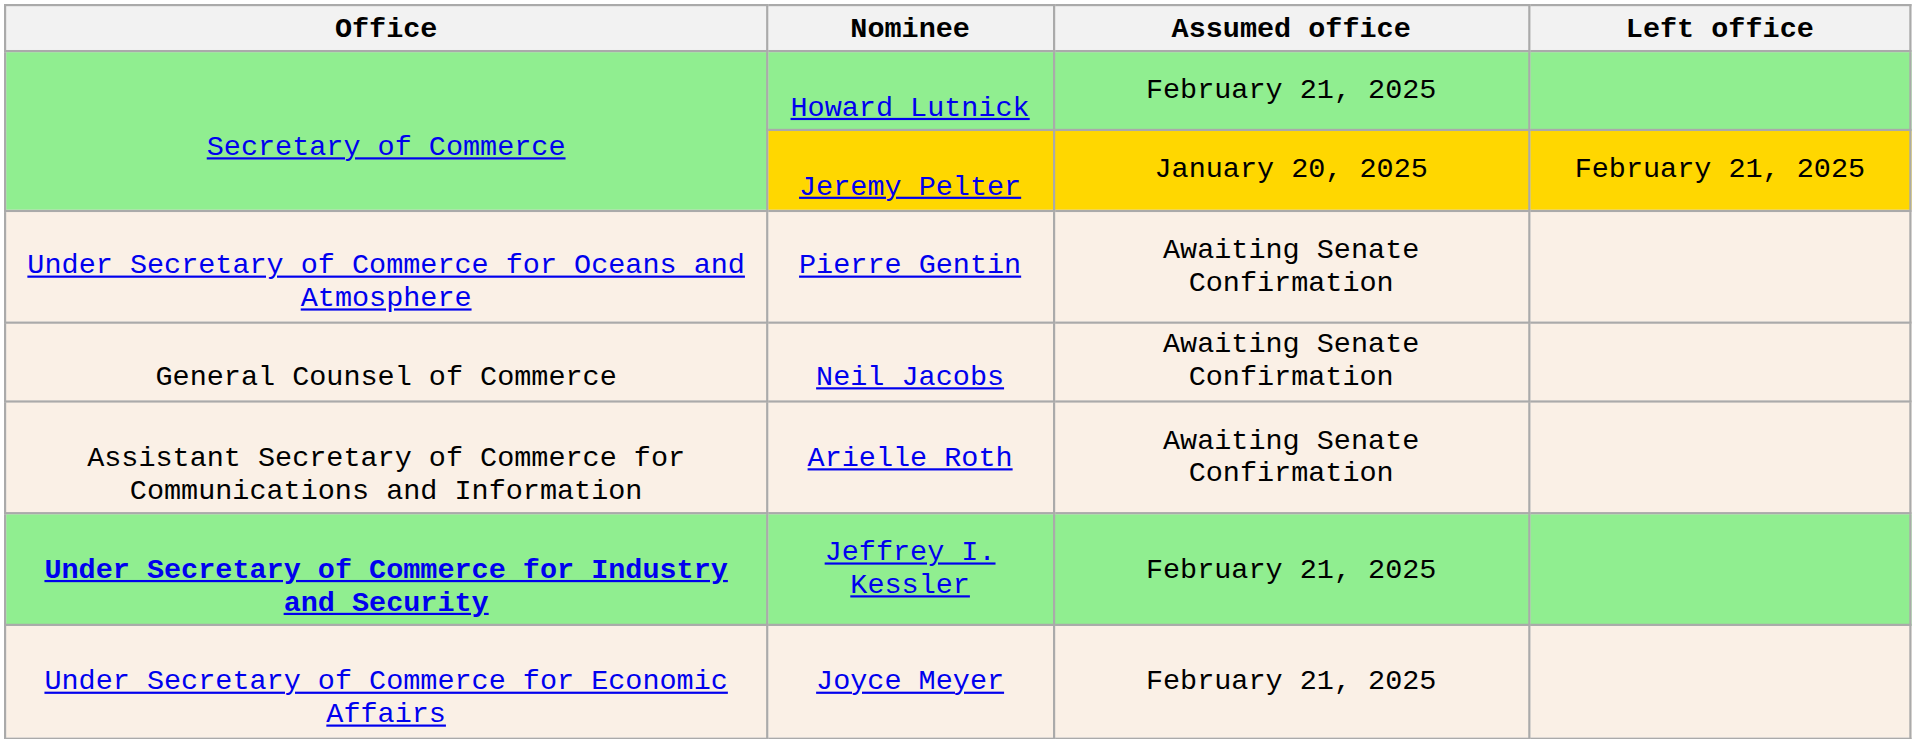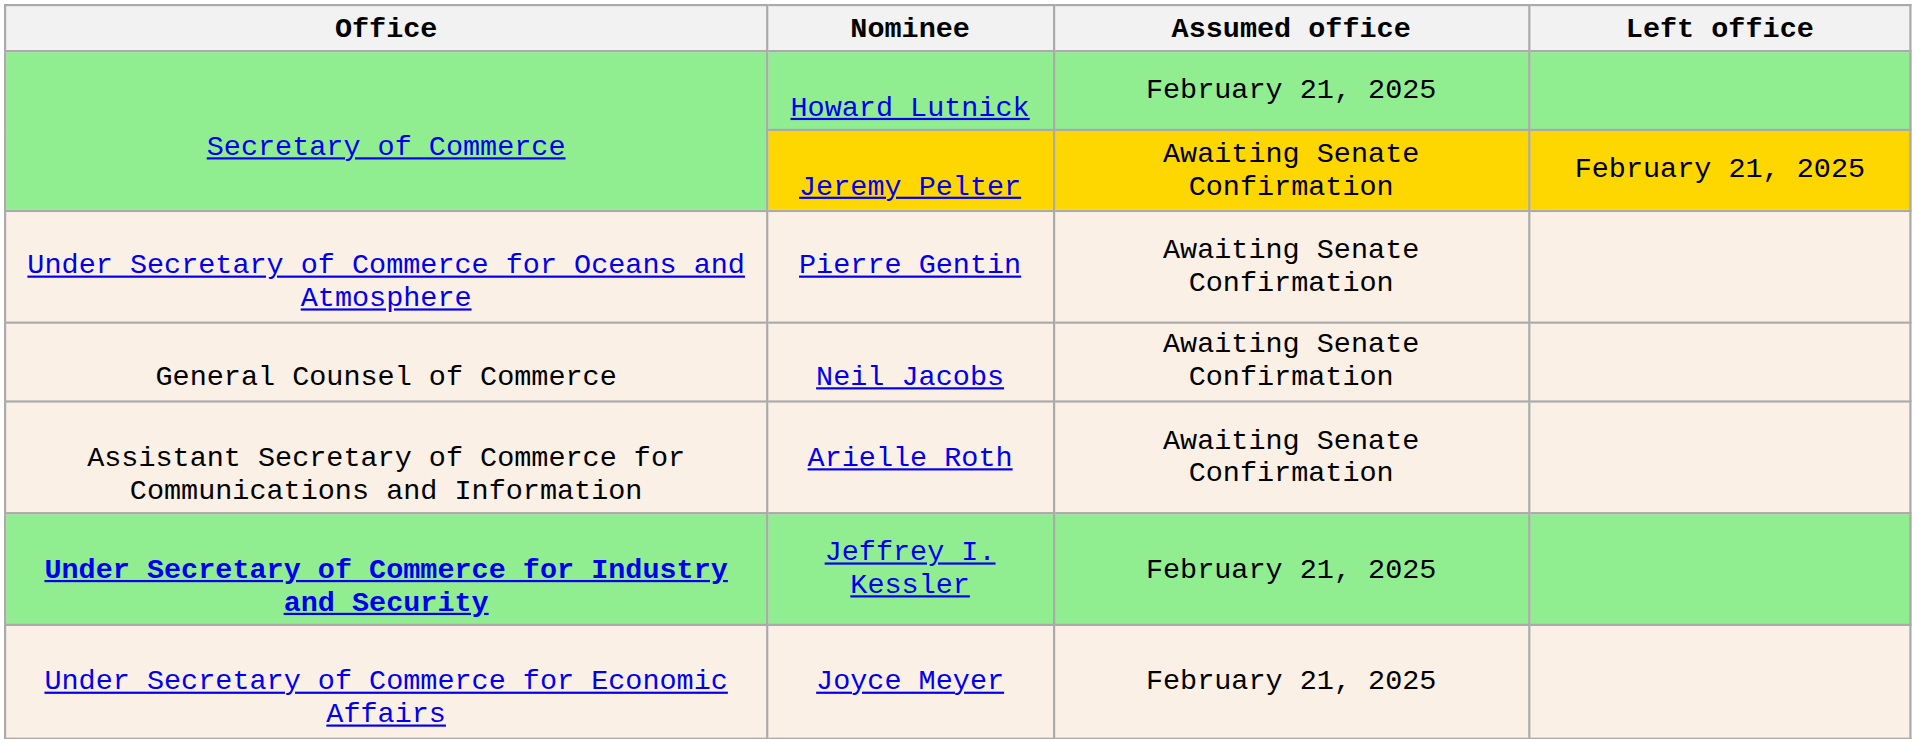(1291, 170) January 20, 2025 -> (1291, 170) Awaiting Senate Confirmation
